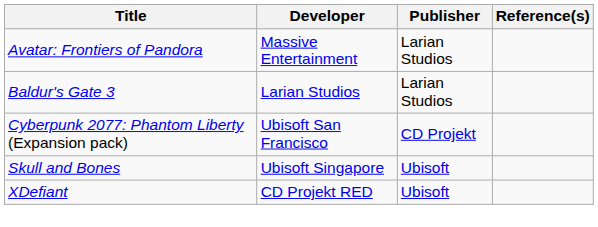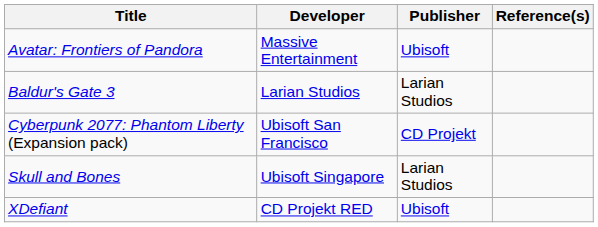(427, 50) Larian Studios -> (425, 50) Ubisoft
(425, 167) Ubisoft -> (427, 176) Larian Studios
